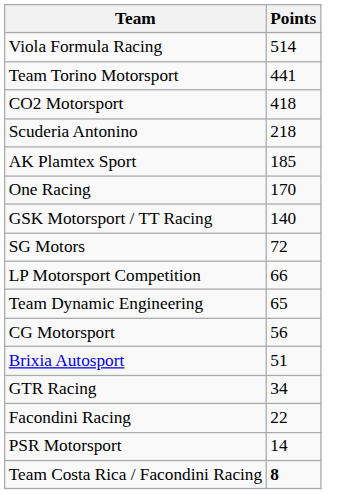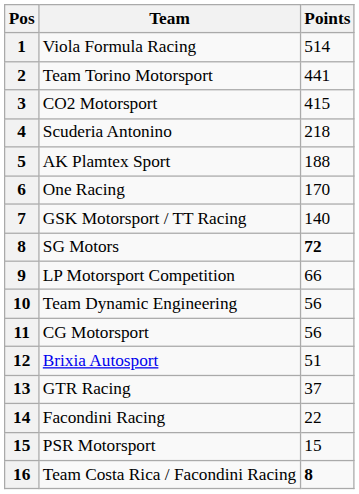+ column: (22, 18)
(283, 103) 418 -> (317, 103) 415
(283, 160) 185 -> (317, 160) 188
(279, 246) normal -> (313, 246) bold
(279, 303) 65 -> (313, 303) 56
(279, 388) 34 -> (313, 388) 37
(279, 445) 14 -> (313, 445) 15
